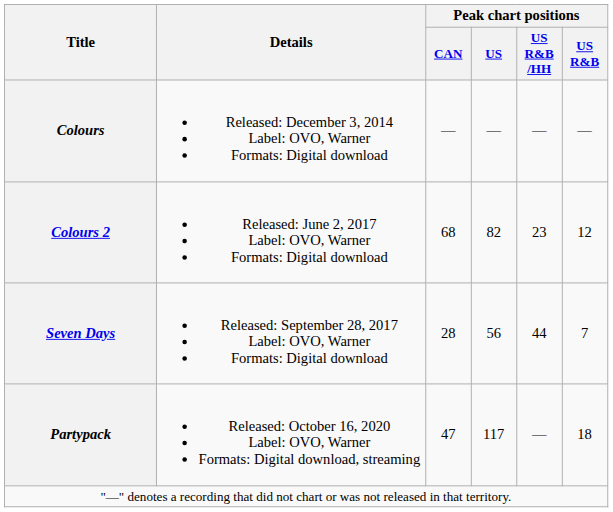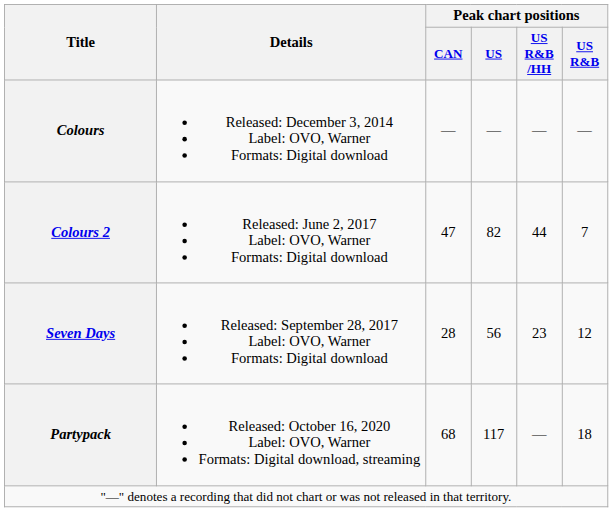(448, 232) 68 -> (448, 232) 47
(539, 232) 23 -> (539, 232) 44
(585, 232) 12 -> (585, 232) 7
(539, 333) 44 -> (539, 333) 23
(585, 333) 7 -> (585, 333) 12
(448, 434) 47 -> (448, 434) 68
